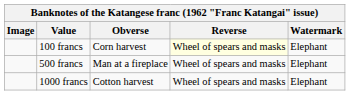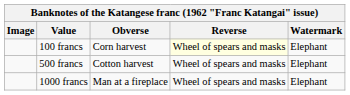(130, 64) Man at a fireplace -> (123, 64) Cotton harvest
(123, 81) Cotton harvest -> (130, 81) Man at a fireplace
